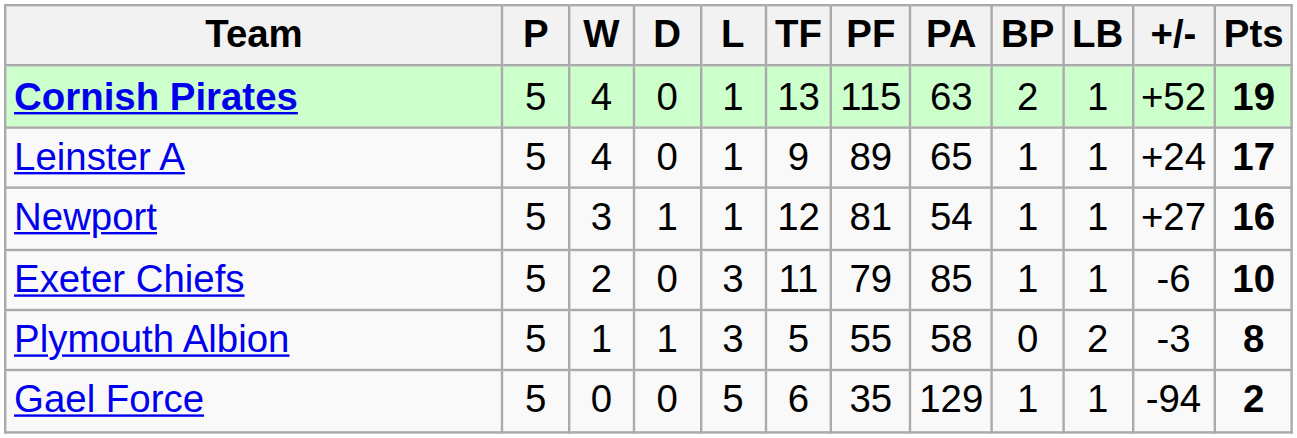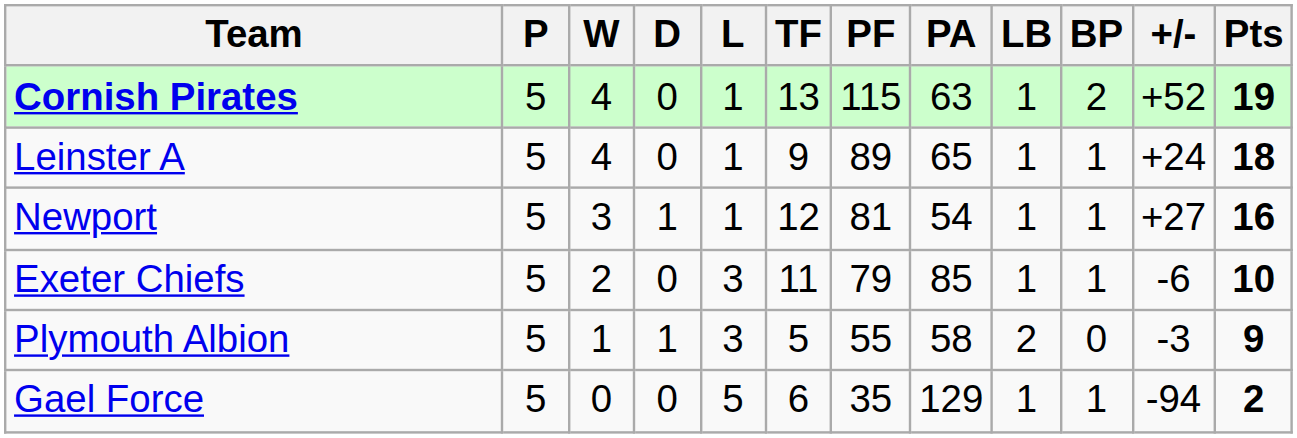columns swapped: (1028, 34) <-> (1098, 34)
(1254, 156) 17 -> (1254, 156) 18
(1254, 339) 8 -> (1254, 339) 9
